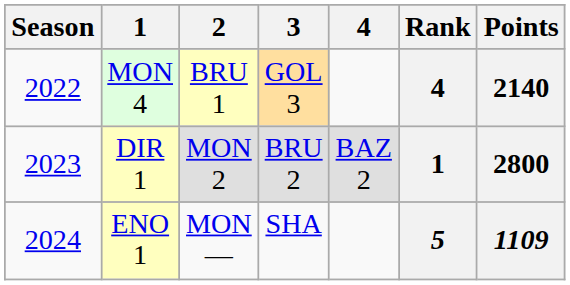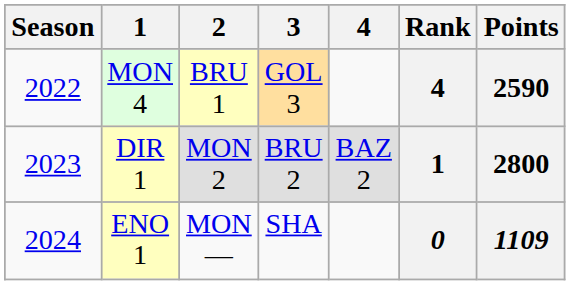(521, 87) 2140 -> (521, 87) 2590
(438, 240) 5 -> (438, 240) 0
